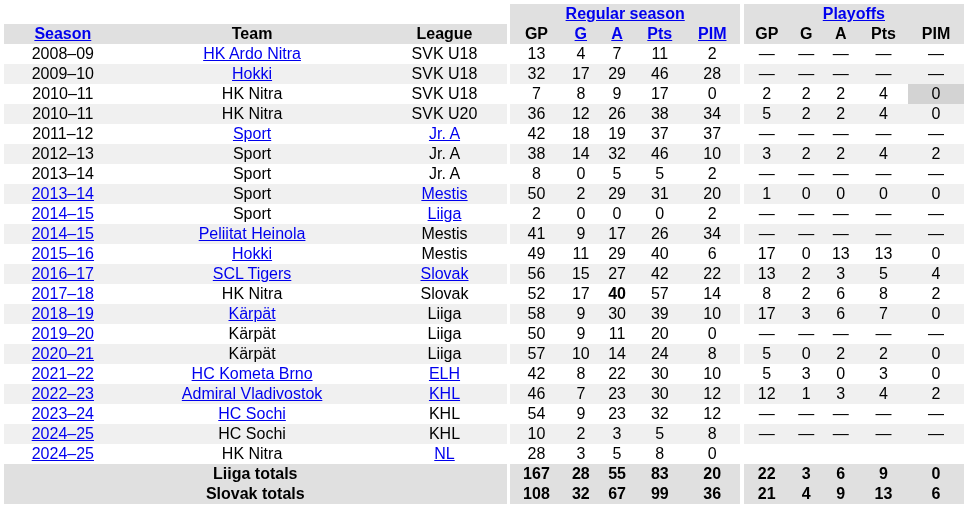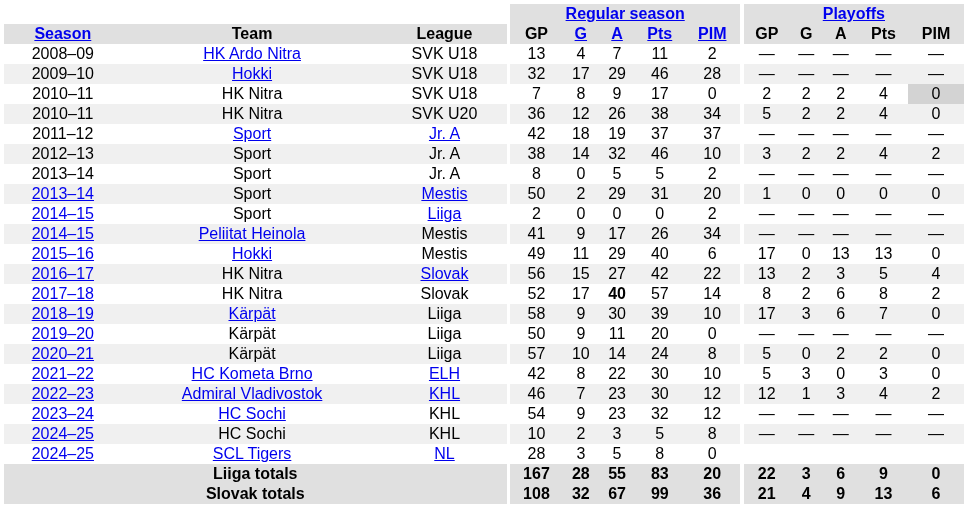(252, 274) SCL Tigers -> (252, 274) HK Nitra
(252, 454) HK Nitra -> (252, 454) SCL Tigers
